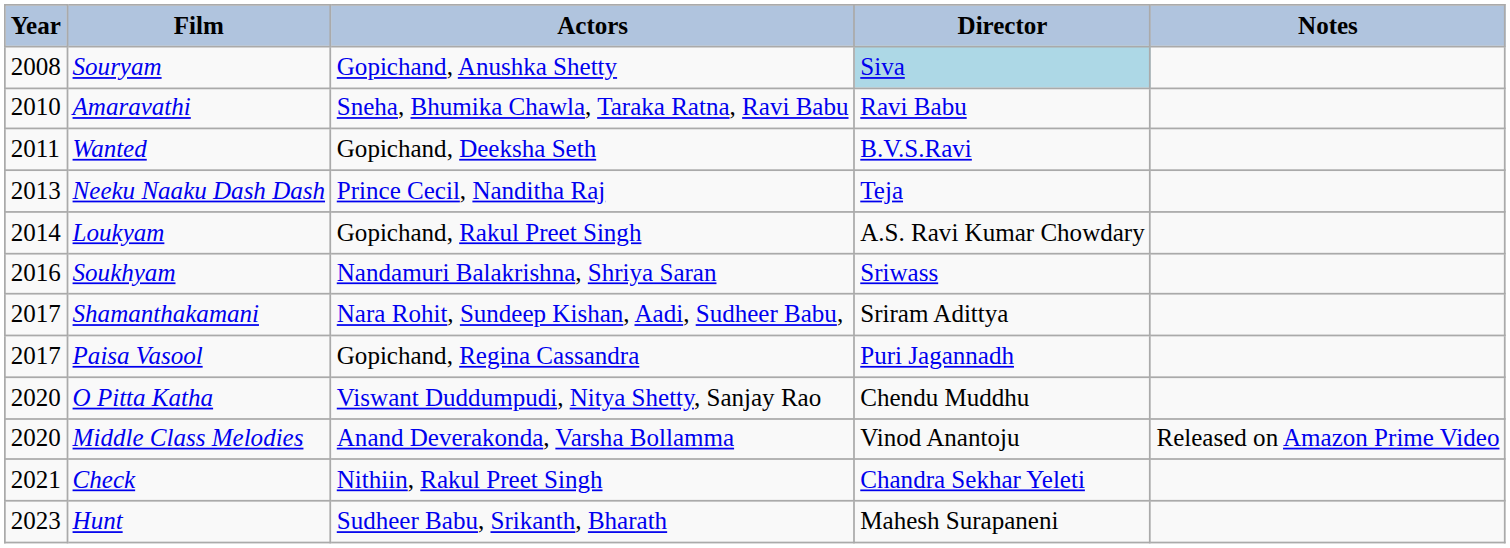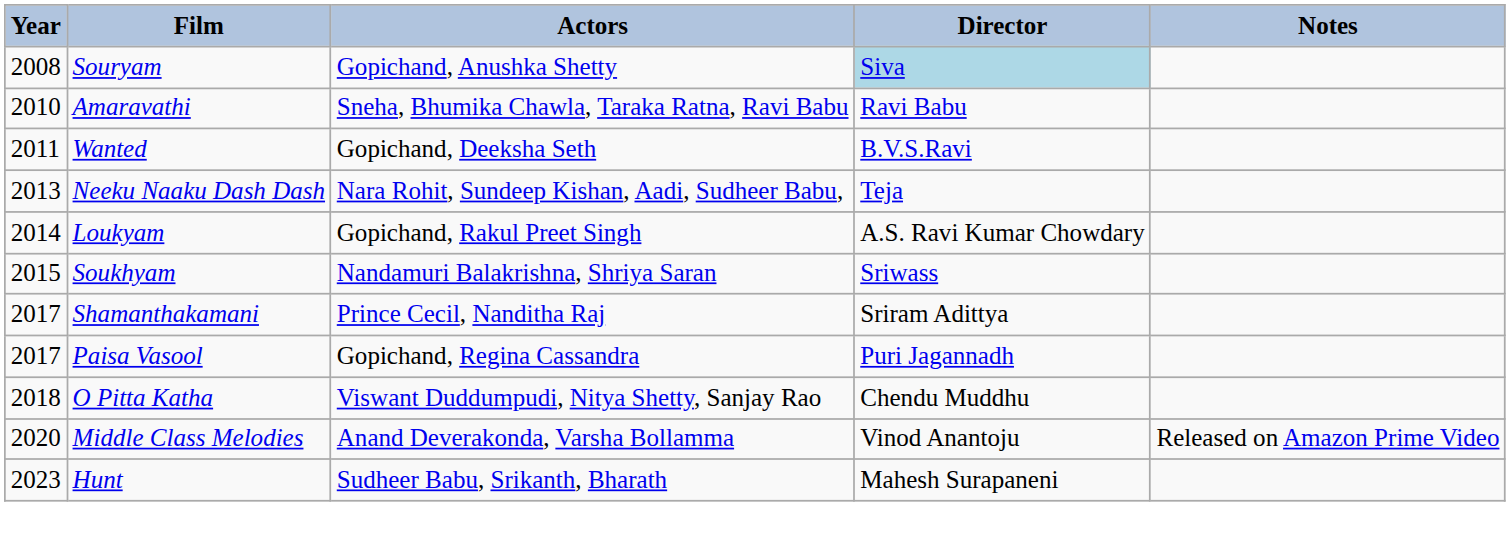(471, 190) Prince Cecil, Nanditha Raj -> (590, 190) Nara Rohit, Sundeep Kishan, Aadi, Sudheer Babu,
(36, 273) 2016 -> (36, 273) 2015
(590, 314) Nara Rohit, Sundeep Kishan, Aadi, Sudheer Babu, -> (471, 314) Prince Cecil, Nanditha Raj
(36, 397) 2020 -> (36, 397) 2018
- row: (104, 480)
